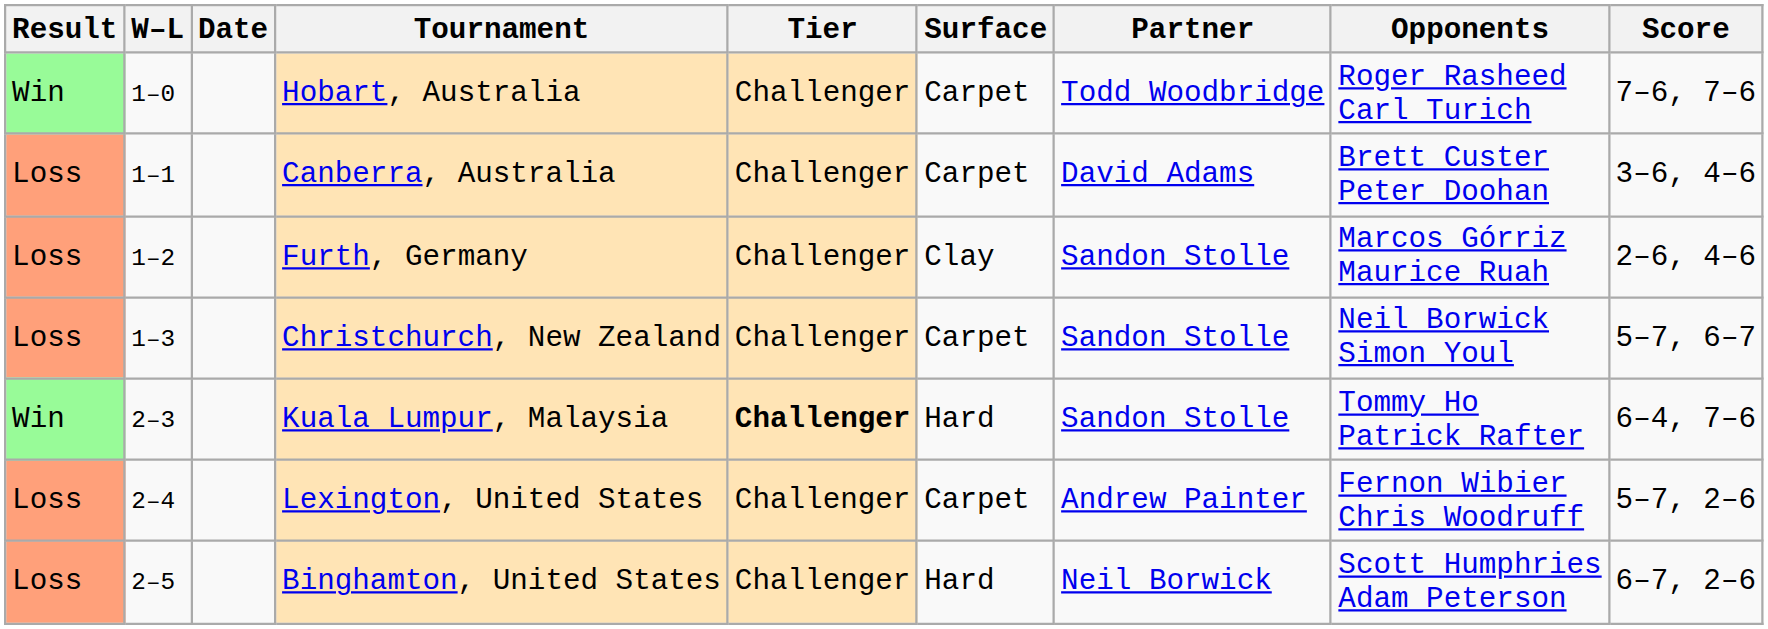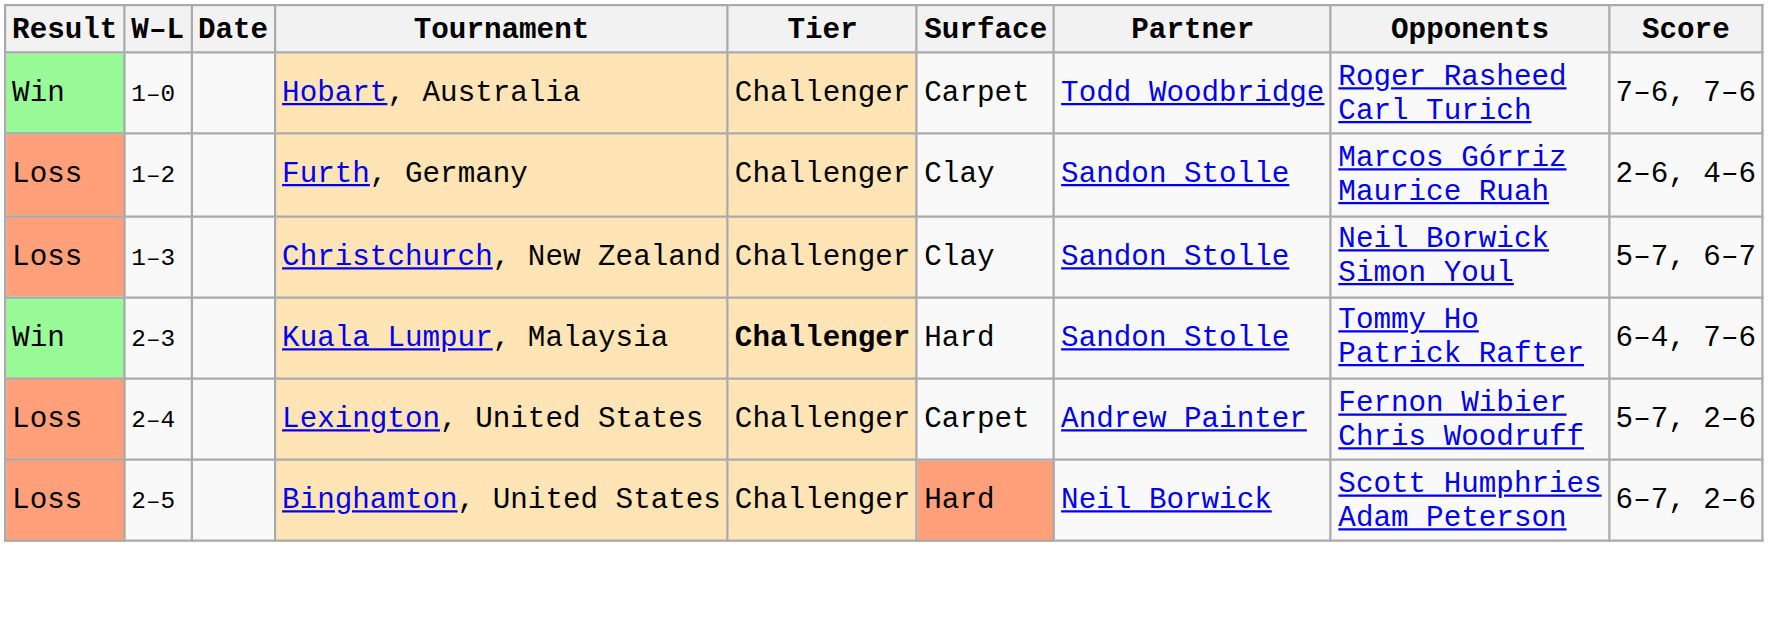- row: (449, 175)
(977, 338) Carpet -> (959, 256) Clay
(959, 582) no background -> (959, 501) lightsalmon background
